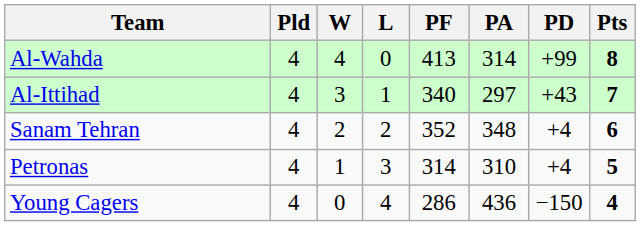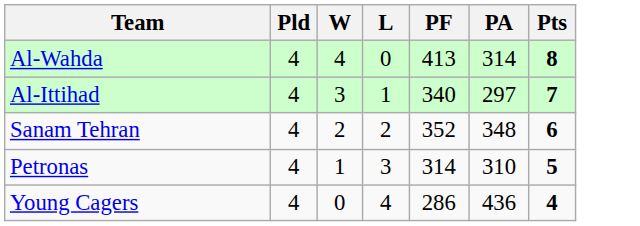- column: (559, 22)
